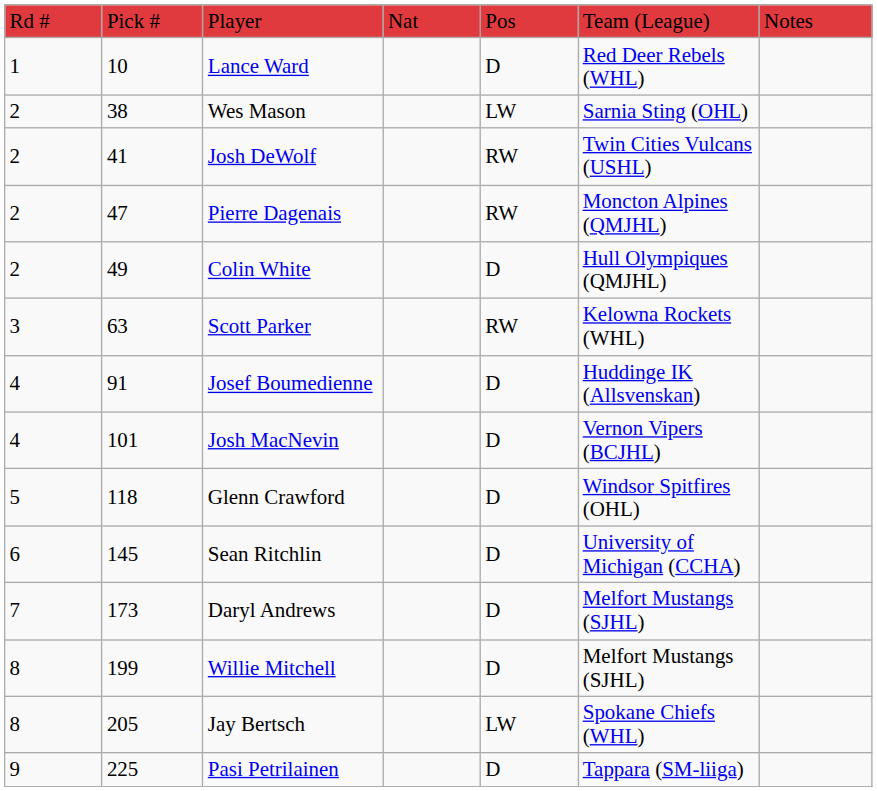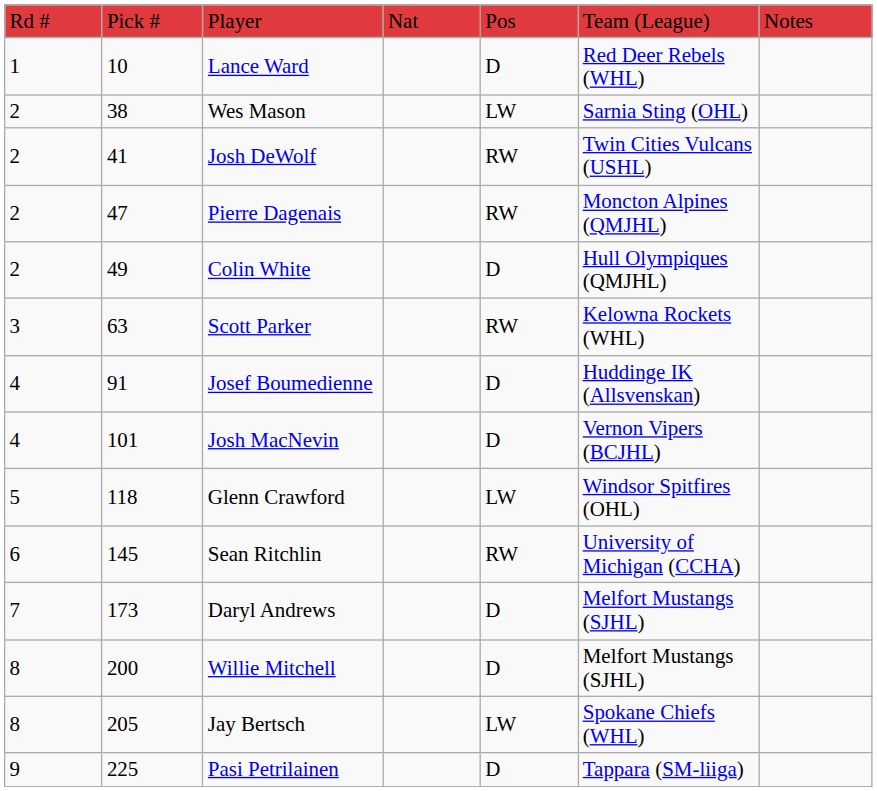(493, 497) D -> (501, 497) LW
(493, 553) D -> (502, 553) RW
(123, 667) 199 -> (123, 667) 200
